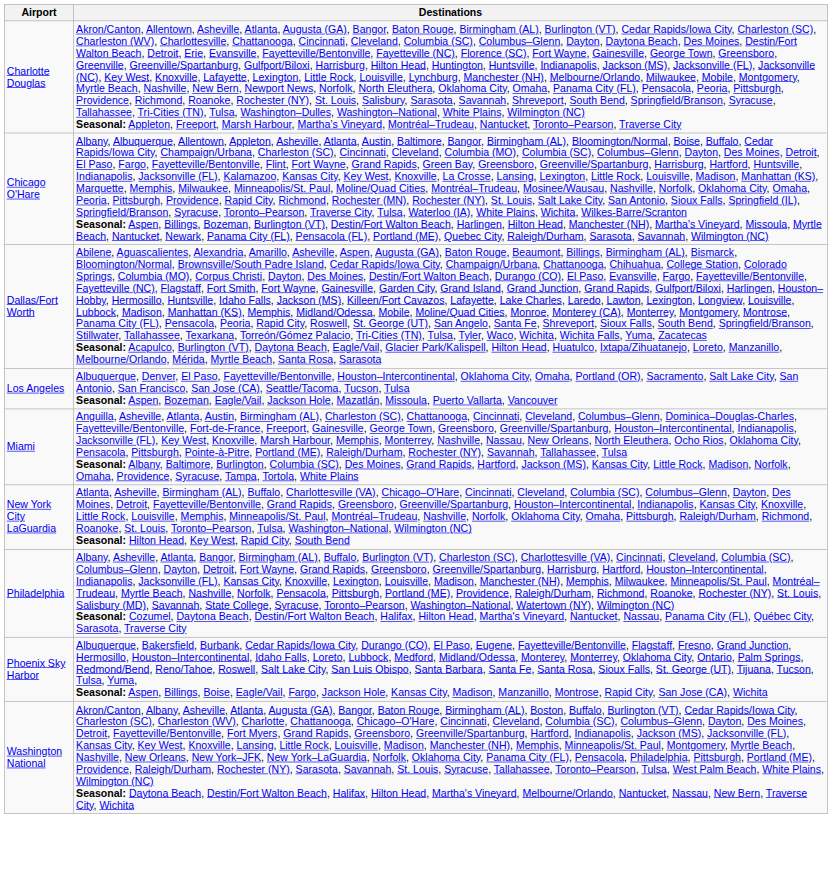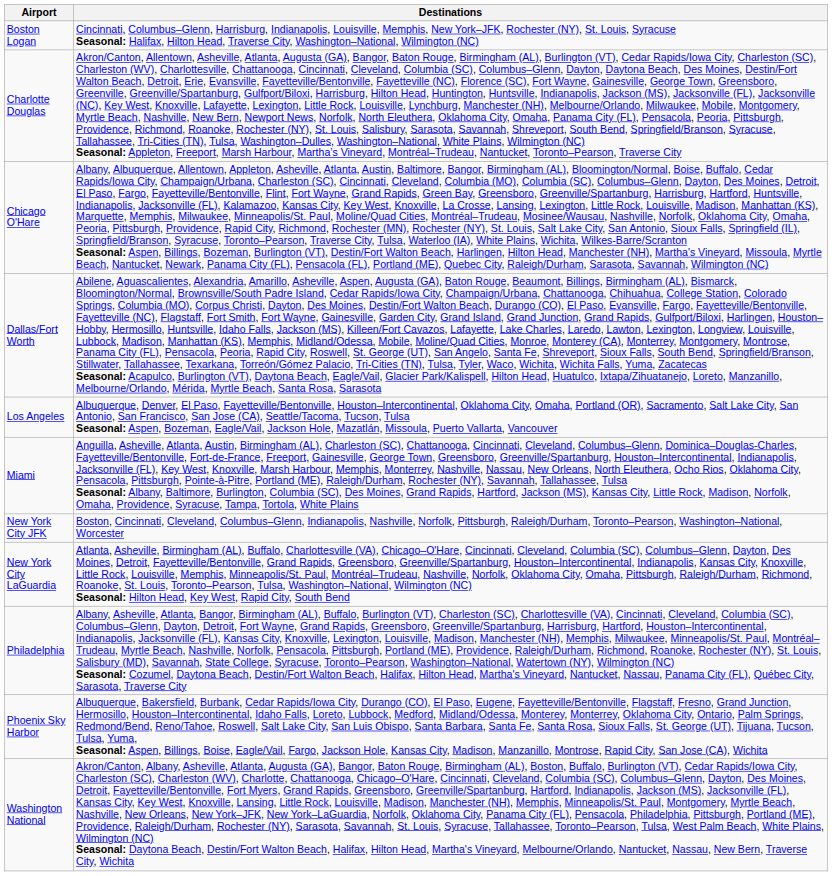+ row: (23, 35)
+ row: (29, 528)
